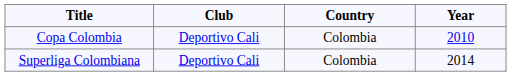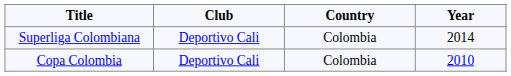rows swapped: (79, 37) <-> (79, 60)
